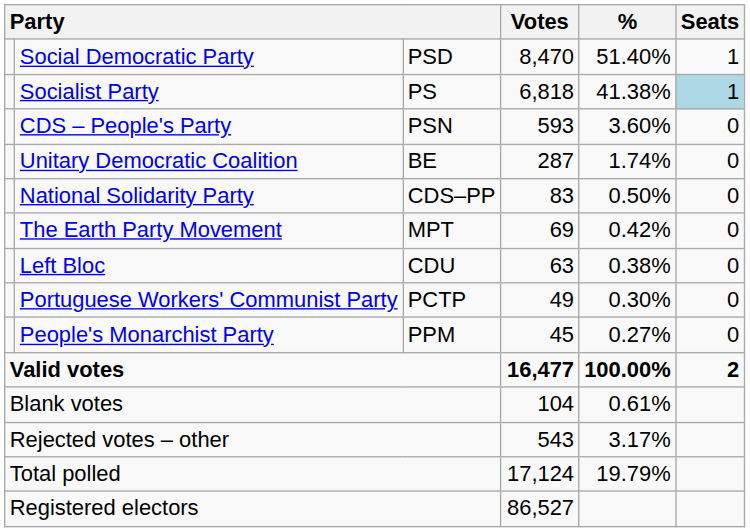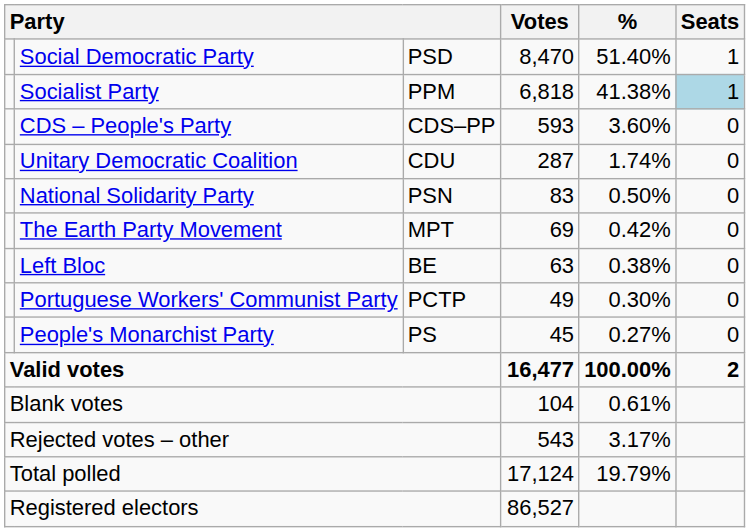(422, 91) PS -> (431, 91) PPM
(430, 126) PSN -> (452, 126) CDS–PP
(422, 160) BE -> (431, 160) CDU
(452, 195) CDS–PP -> (430, 195) PSN
(431, 265) CDU -> (422, 265) BE
(431, 334) PPM -> (422, 334) PS
